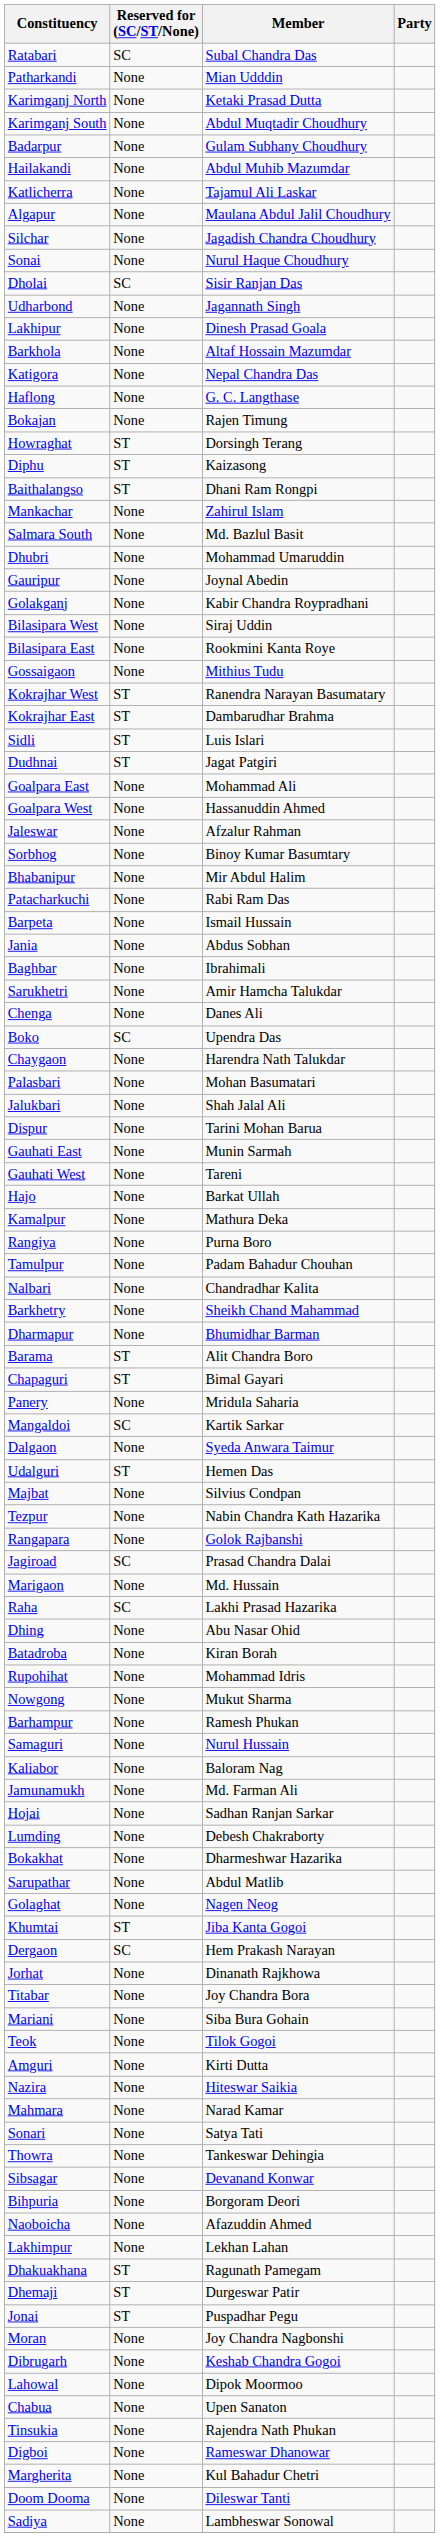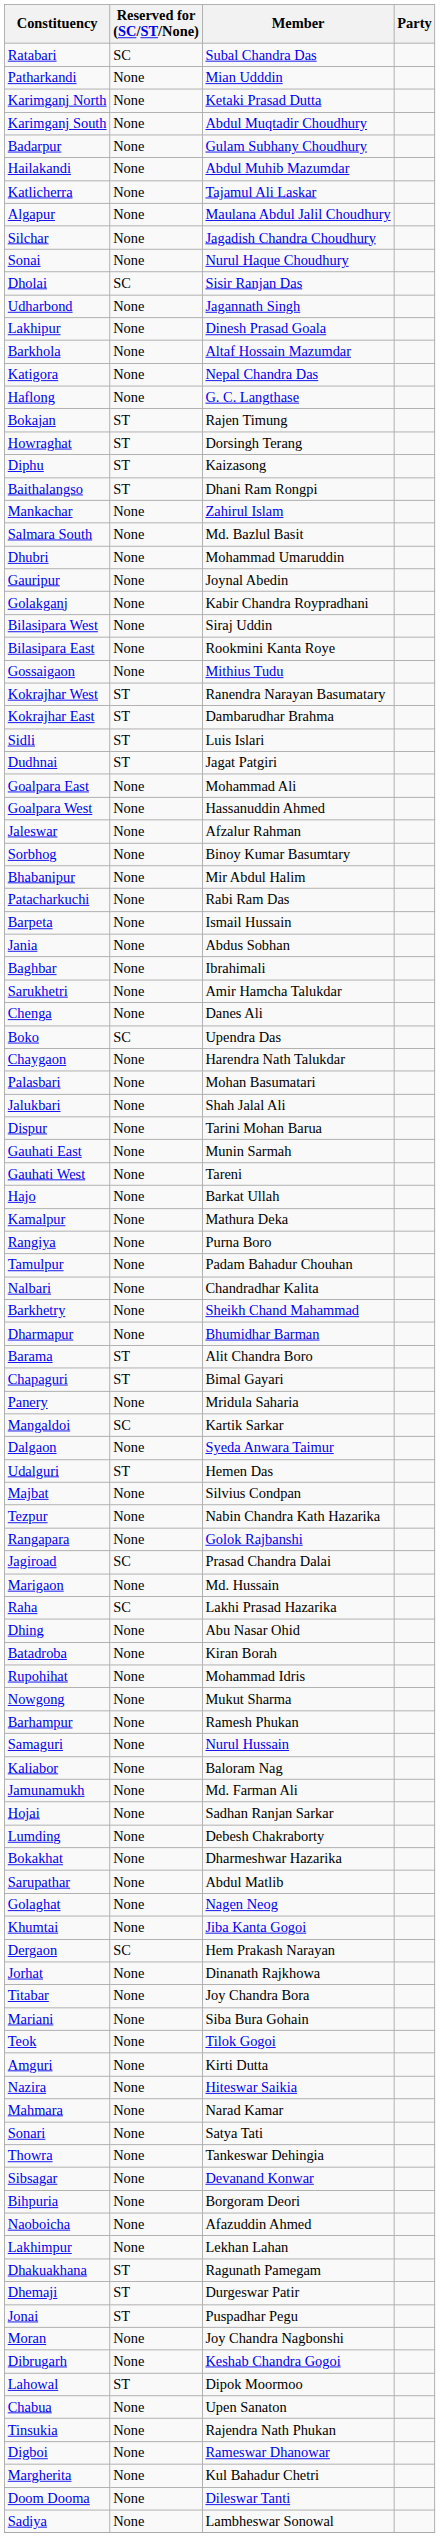(129, 420) None -> (122, 420) ST
(122, 1927) ST -> (129, 1927) None
(129, 2384) None -> (122, 2384) ST
